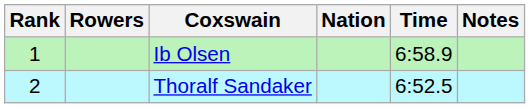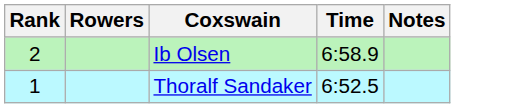- column: (353, 20)
(35, 53) 1 -> (35, 53) 2
(35, 86) 2 -> (35, 86) 1
